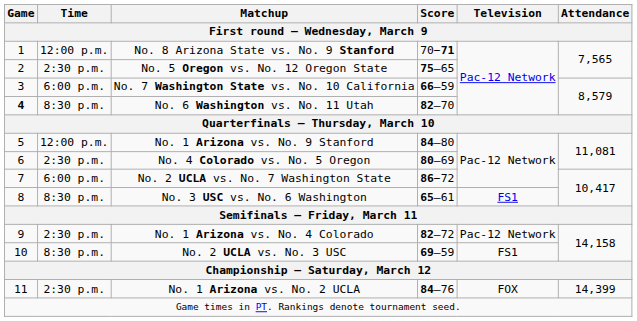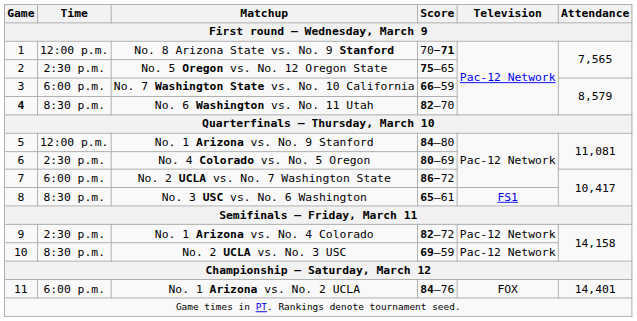(508, 252) FS1 -> (508, 252) Pac-12 Network
(74, 289) 2:30 p.m. -> (74, 289) 6:00 p.m.
(595, 289) 14,399 -> (595, 289) 14,401
